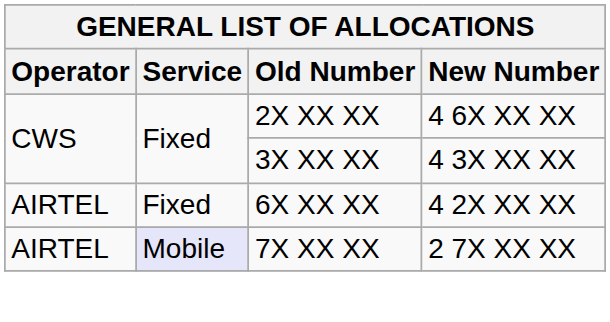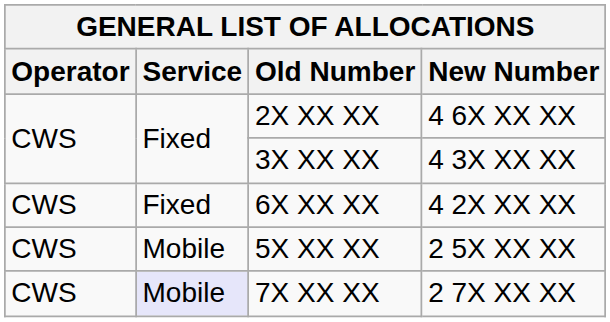(60, 204) AIRTEL -> (44, 204) CWS
+ row: (317, 248)
(60, 248) AIRTEL -> (44, 293) CWS
